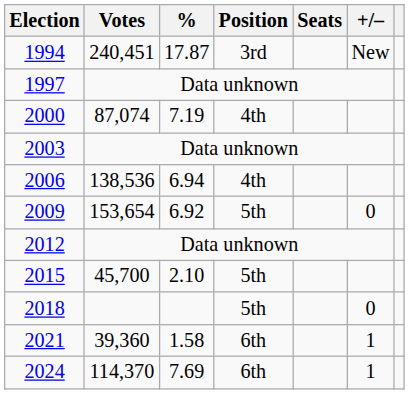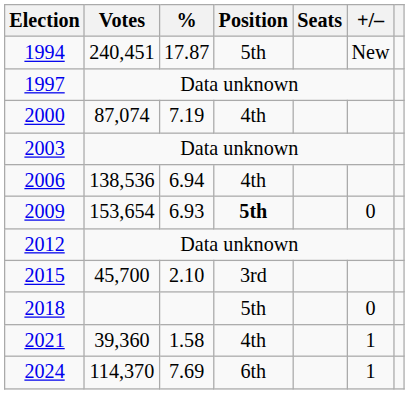(253, 52) 3rd -> (253, 52) 5th
(187, 212) 6.92 -> (187, 212) 6.93
(253, 212) normal -> (253, 212) bold
(253, 276) 5th -> (253, 276) 3rd
(253, 340) 6th -> (253, 340) 4th
